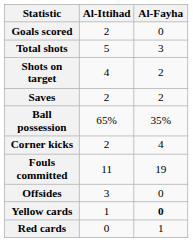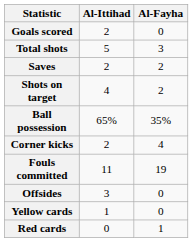rows swapped: (42, 72) <-> (42, 97)
(161, 211) bold -> (161, 211) normal
